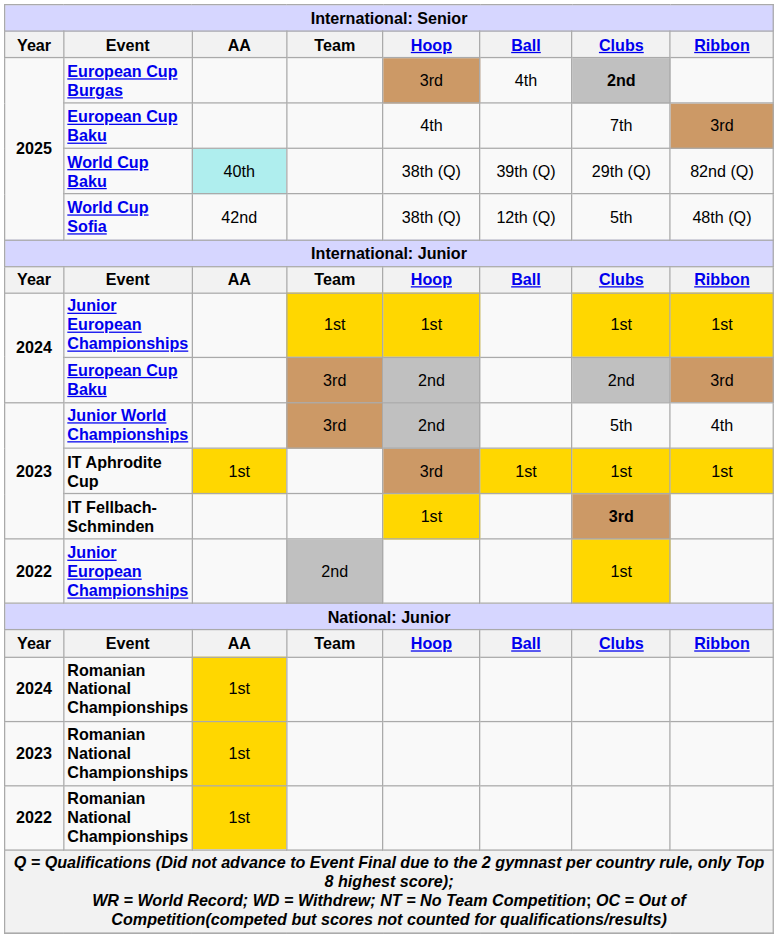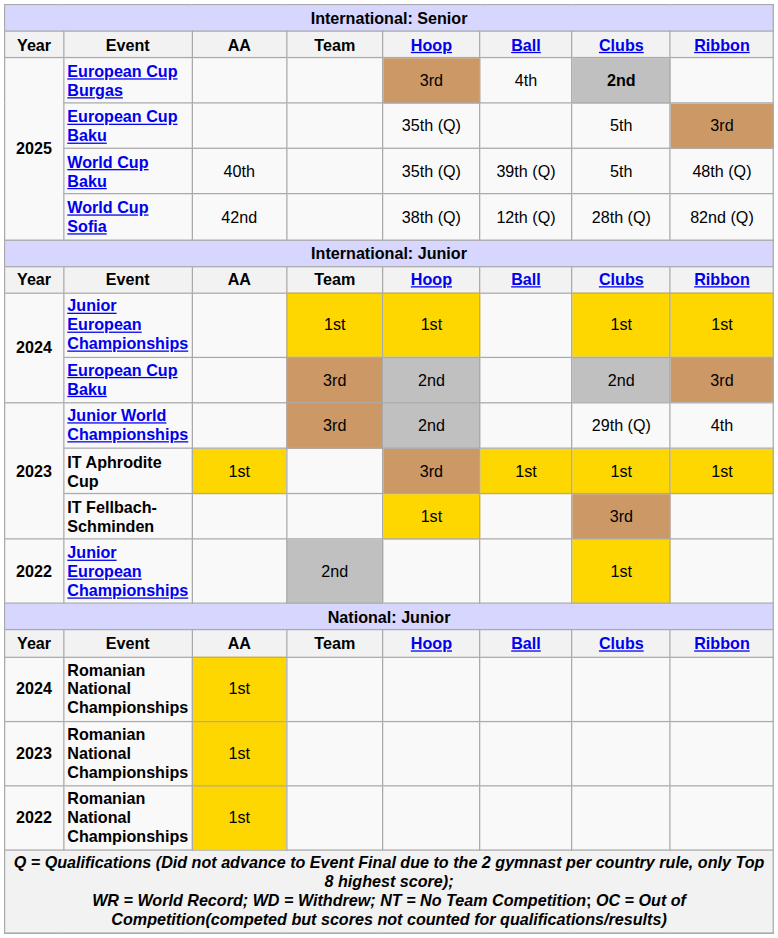(431, 126) 4th -> (431, 126) 35th (Q)
(621, 126) 7th -> (621, 126) 5th
(239, 171) paleturquoise background -> (239, 171) no background
(431, 171) 38th (Q) -> (431, 171) 35th (Q)
(621, 171) 29th (Q) -> (621, 171) 5th
(722, 171) 82nd (Q) -> (722, 171) 48th (Q)
(621, 217) 5th -> (621, 217) 28th (Q)
(722, 217) 48th (Q) -> (722, 217) 82nd (Q)
(621, 425) 5th -> (621, 425) 29th (Q)
(621, 516) bold -> (621, 516) normal
